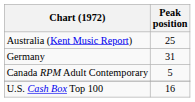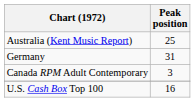(170, 72) 5 -> (170, 72) 3
